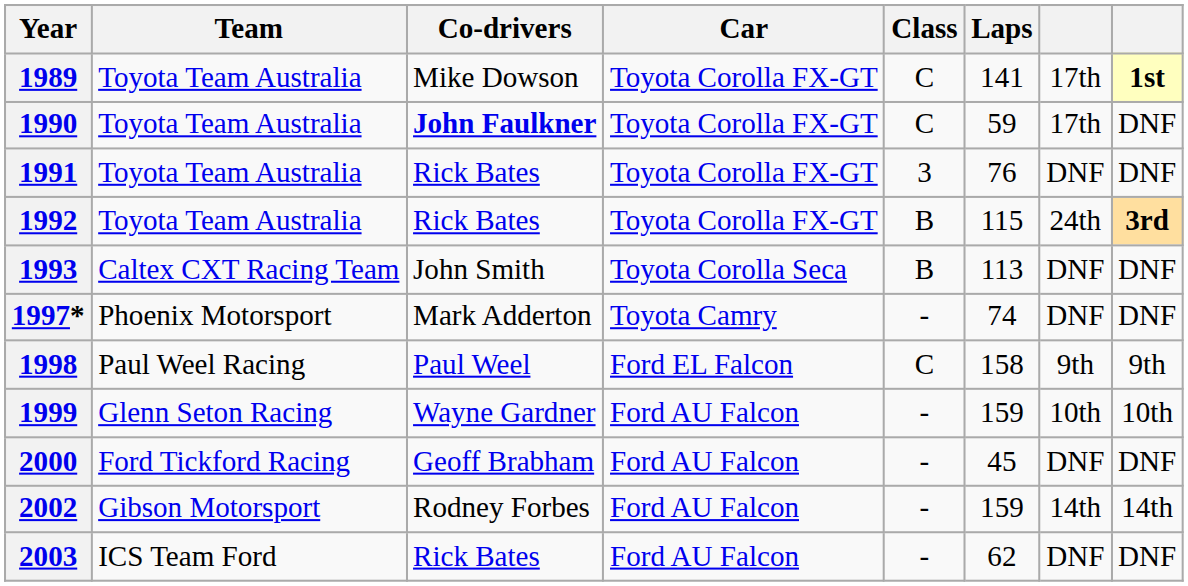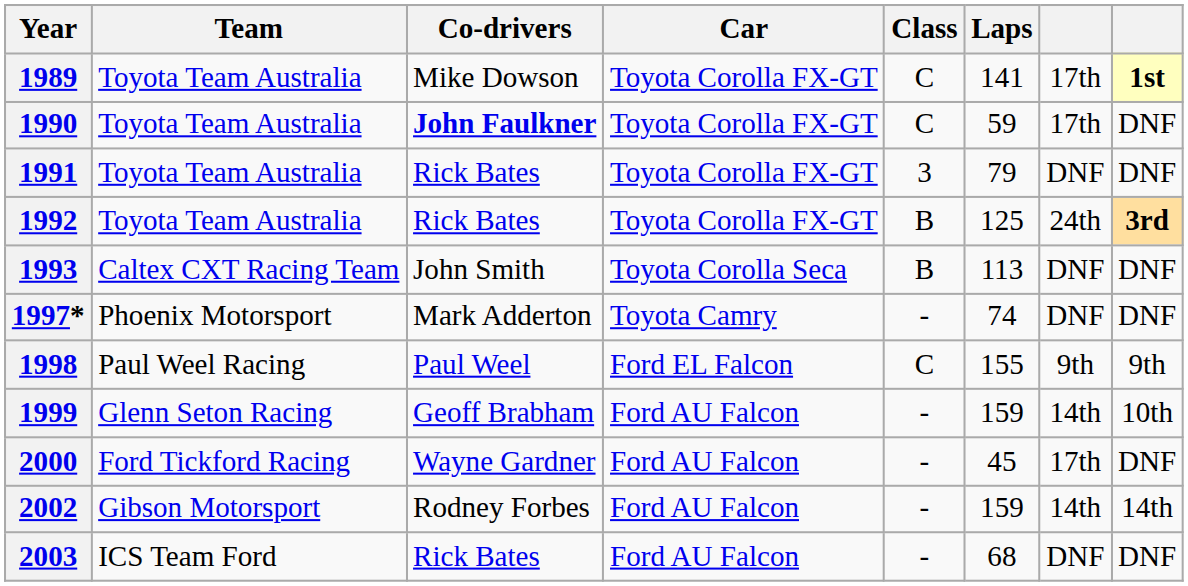(1002, 172) 76 -> (1002, 172) 79
(1002, 220) 115 -> (1002, 220) 125
(1002, 364) 158 -> (1002, 364) 155
(504, 412) Wayne Gardner -> (504, 412) Geoff Brabham
(1075, 412) 10th -> (1075, 412) 14th
(504, 460) Geoff Brabham -> (504, 460) Wayne Gardner
(1075, 460) DNF -> (1075, 460) 17th
(1002, 556) 62 -> (1002, 556) 68
